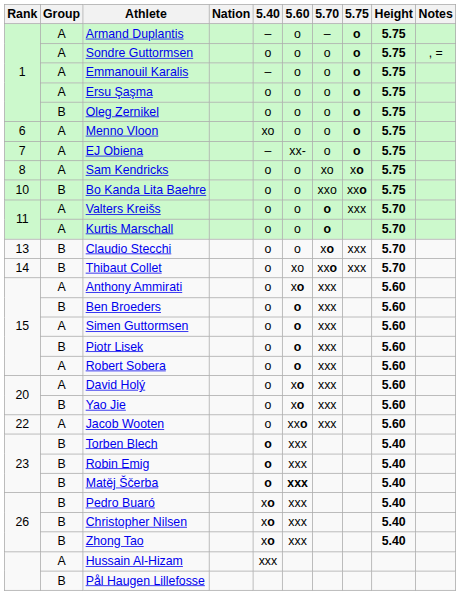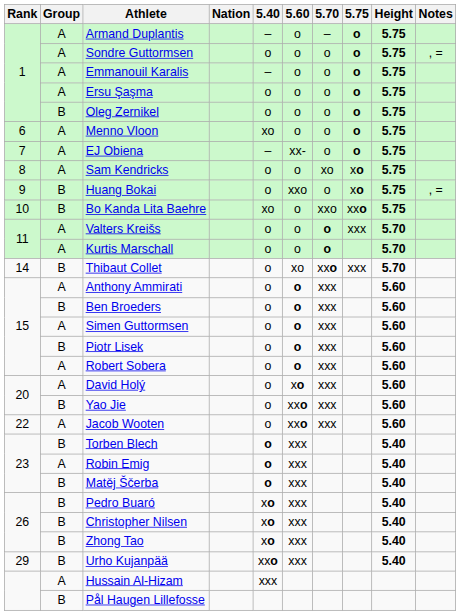+ row: (121, 190)
(268, 190) o -> (268, 209) xo
- row: (128, 248)
(298, 287) xo -> (298, 287) o
(298, 405) xo -> (298, 405) xxo
(62, 463) B -> (62, 463) A
(298, 483) bold -> (298, 483) normal
+ row: (127, 561)
